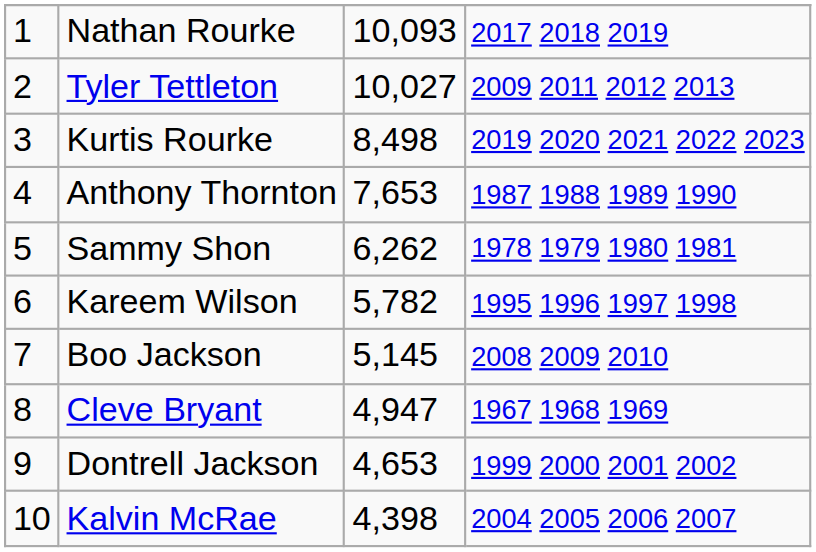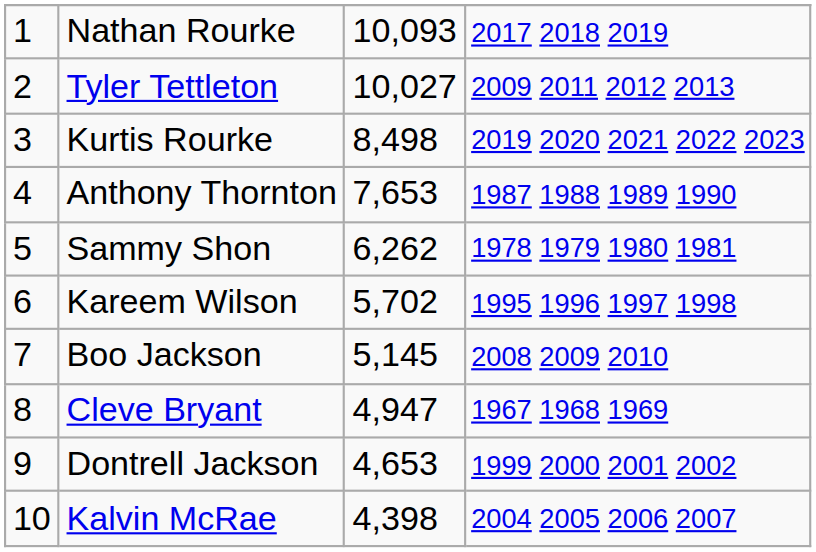(395, 301) 5,782 -> (395, 301) 5,702
